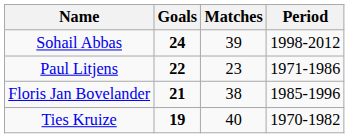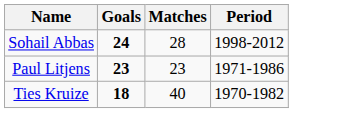(234, 42) 39 -> (178, 42) 28
(177, 68) 22 -> (121, 68) 23
- row: (79, 94)
(177, 119) 19 -> (121, 94) 18
